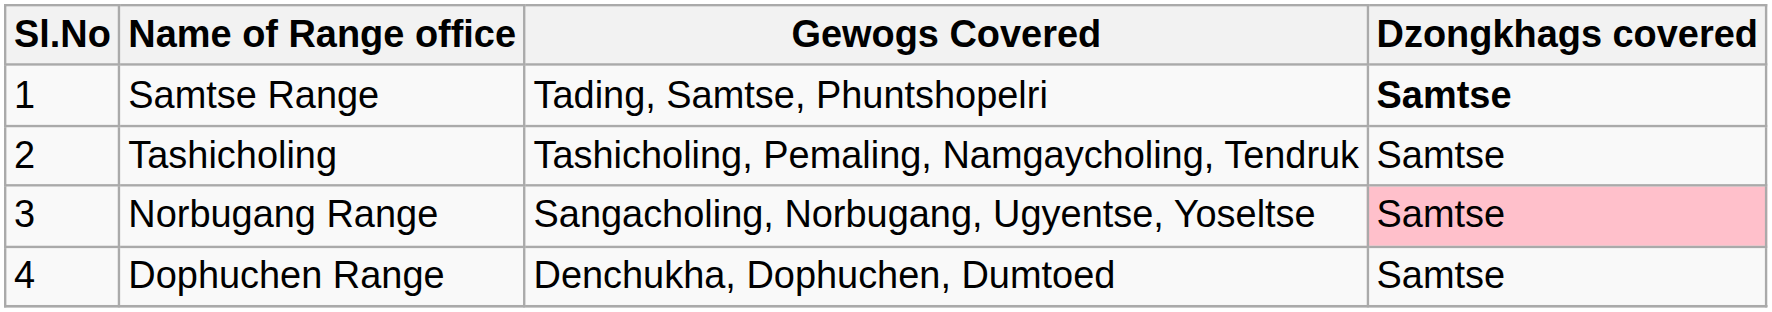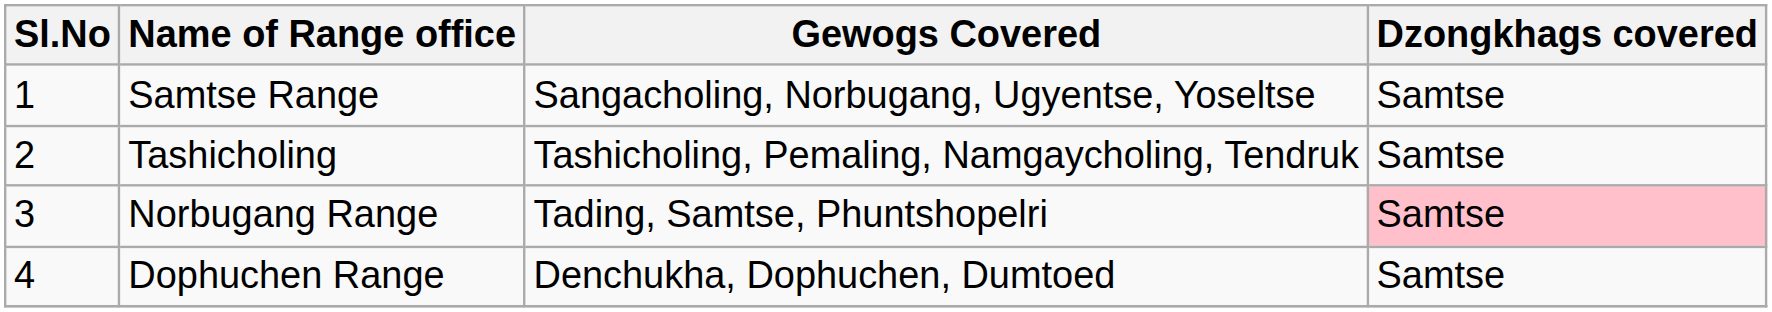(791, 94) Tading, Samtse, Phuntshopelri -> (925, 94) Sangacholing, Norbugang, Ugyentse, Yoseltse
(1444, 94) bold -> (1441, 94) normal
(925, 214) Sangacholing, Norbugang, Ugyentse, Yoseltse -> (791, 214) Tading, Samtse, Phuntshopelri
